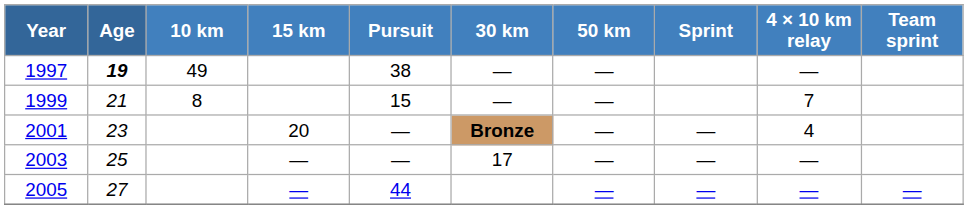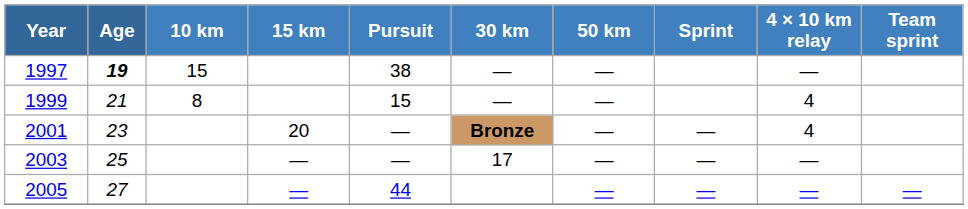(197, 71) 49 -> (197, 71) 15
(809, 100) 7 -> (809, 100) 4
